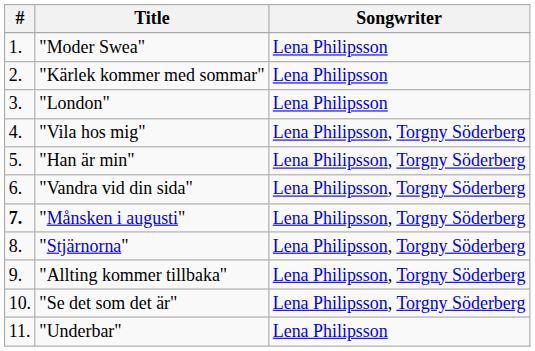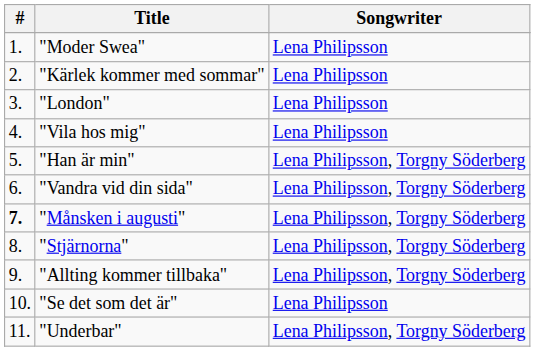(399, 132) Lena Philipsson, Torgny Söderberg -> (330, 132) Lena Philipsson
(399, 302) Lena Philipsson, Torgny Söderberg -> (330, 302) Lena Philipsson
(330, 331) Lena Philipsson -> (399, 331) Lena Philipsson, Torgny Söderberg
